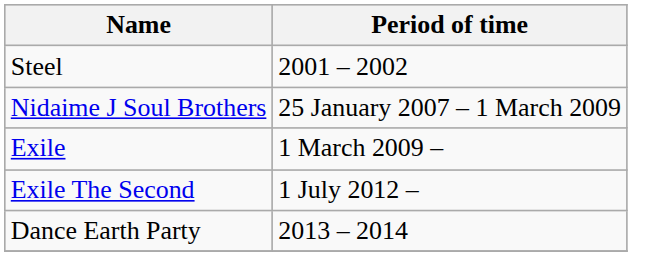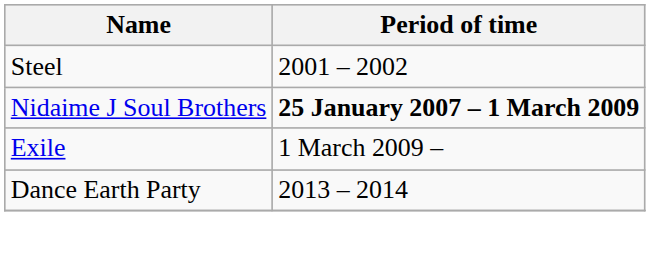(450, 107) normal -> (459, 107) bold
- row: (103, 189)
